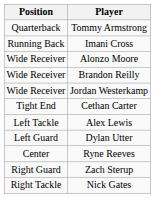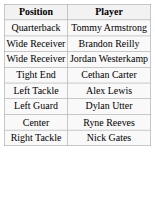- row: (109, 43)
- row: (109, 59)
- row: (109, 169)
